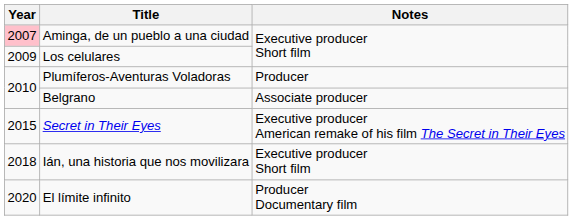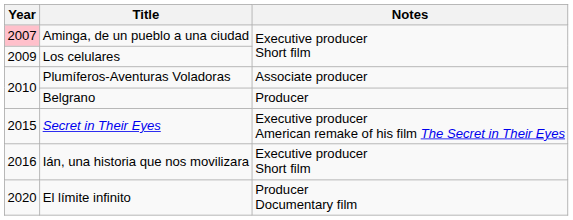(282, 77) Producer -> (311, 77) Associate producer
(311, 98) Associate producer -> (282, 98) Producer
(22, 161) 2018 -> (22, 161) 2016
